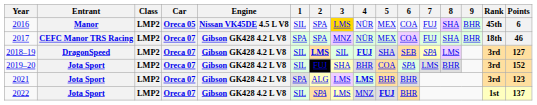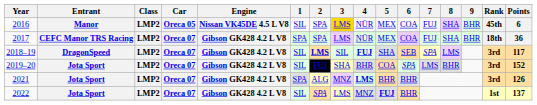(342, 38) MNZ -> (342, 38) LMS
(519, 38) 46 -> (519, 38) 36
(519, 51) 127 -> (519, 51) 117
(342, 79) LMS -> (342, 79) MNZ
(519, 79) 123 -> (519, 79) 126
